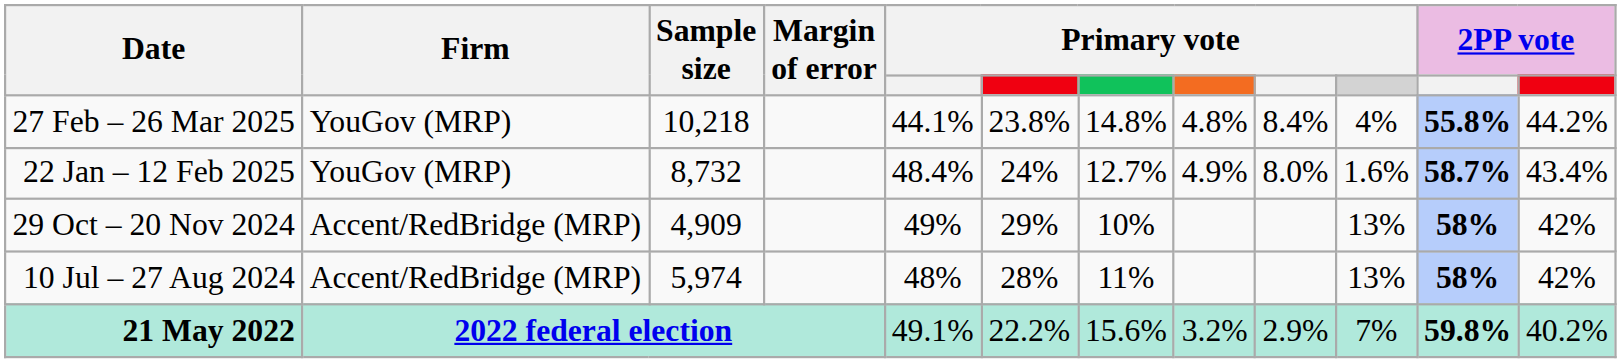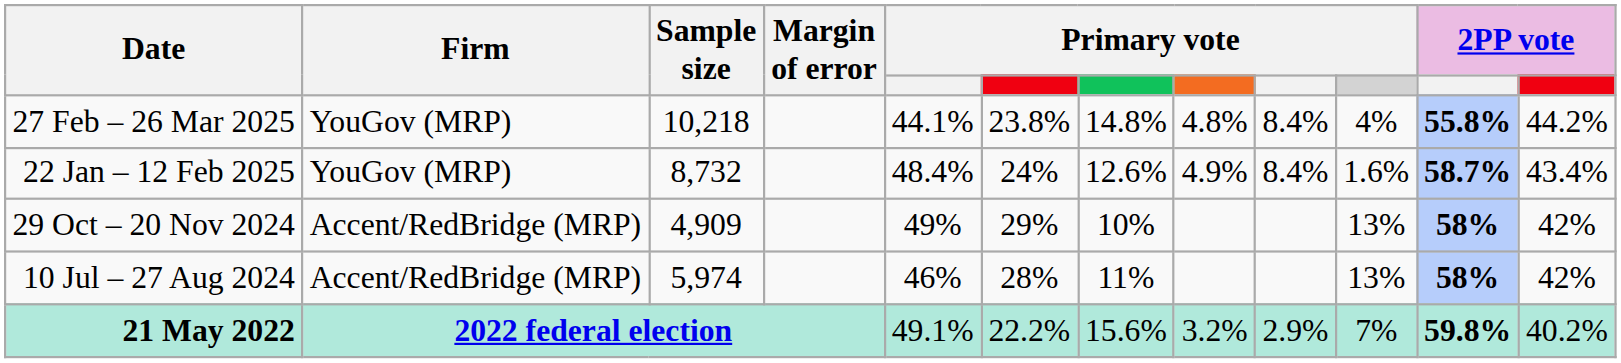(1126, 172) 12.7% -> (1126, 172) 12.6%
(1295, 172) 8.0% -> (1295, 172) 8.4%
(933, 277) 48% -> (933, 277) 46%
